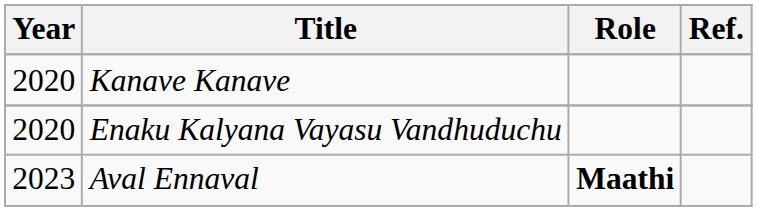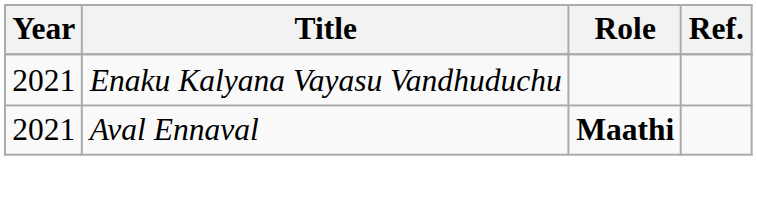- row: (190, 79)
(44, 129) 2020 -> (44, 79) 2021
(44, 179) 2023 -> (44, 129) 2021
